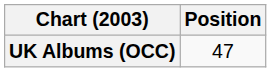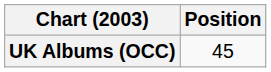(223, 50) 47 -> (223, 50) 45
